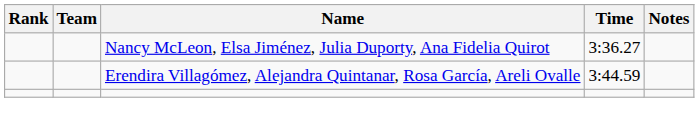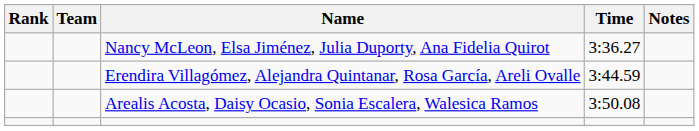+ row: (321, 103)
